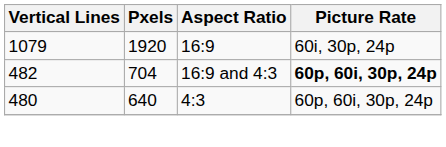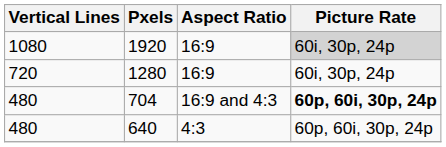(28, 45) 1079 -> (28, 45) 1080
(345, 45) no background -> (345, 45) lightgrey background
+ row: (147, 73)
(23, 73) 482 -> (23, 100) 480
